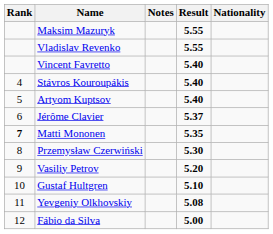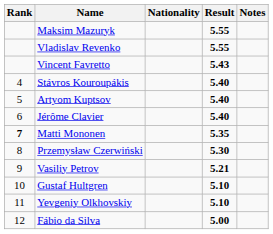columns swapped: (239, 13) <-> (161, 13)
(194, 64) 5.40 -> (220, 64) 5.43
(194, 116) 5.37 -> (220, 116) 5.40
(194, 168) 5.20 -> (220, 168) 5.21
(194, 202) 5.08 -> (220, 202) 5.10
